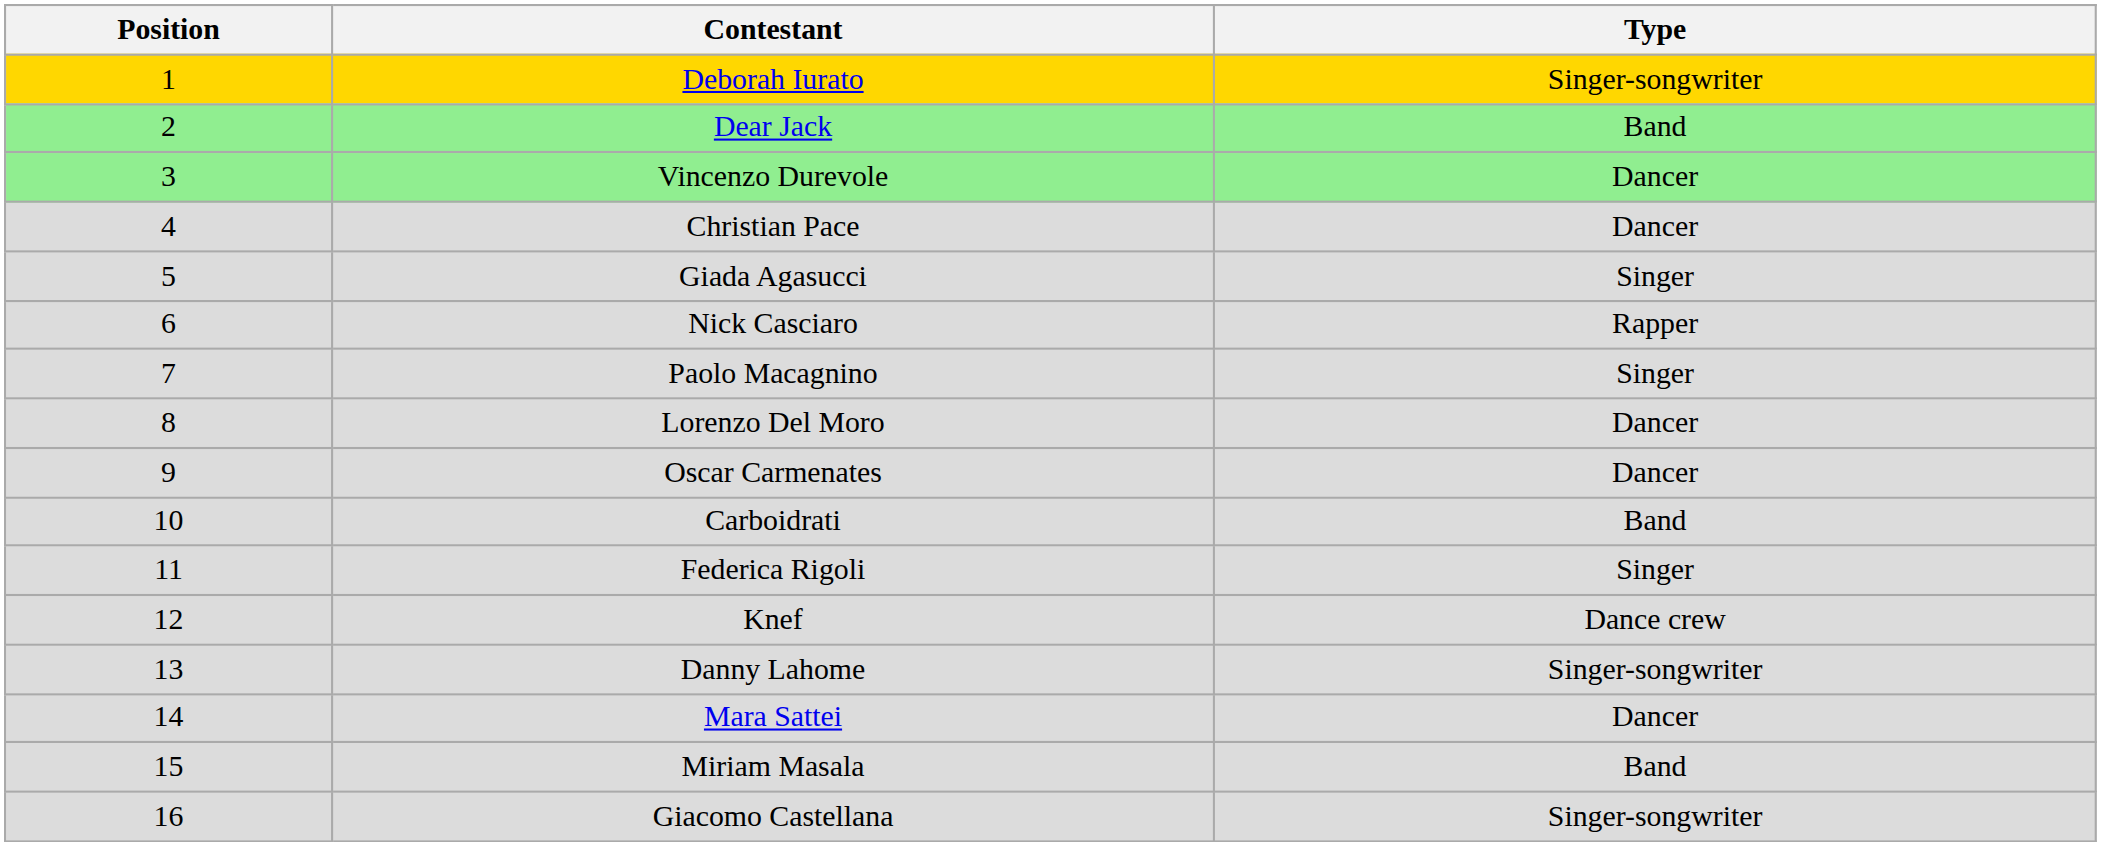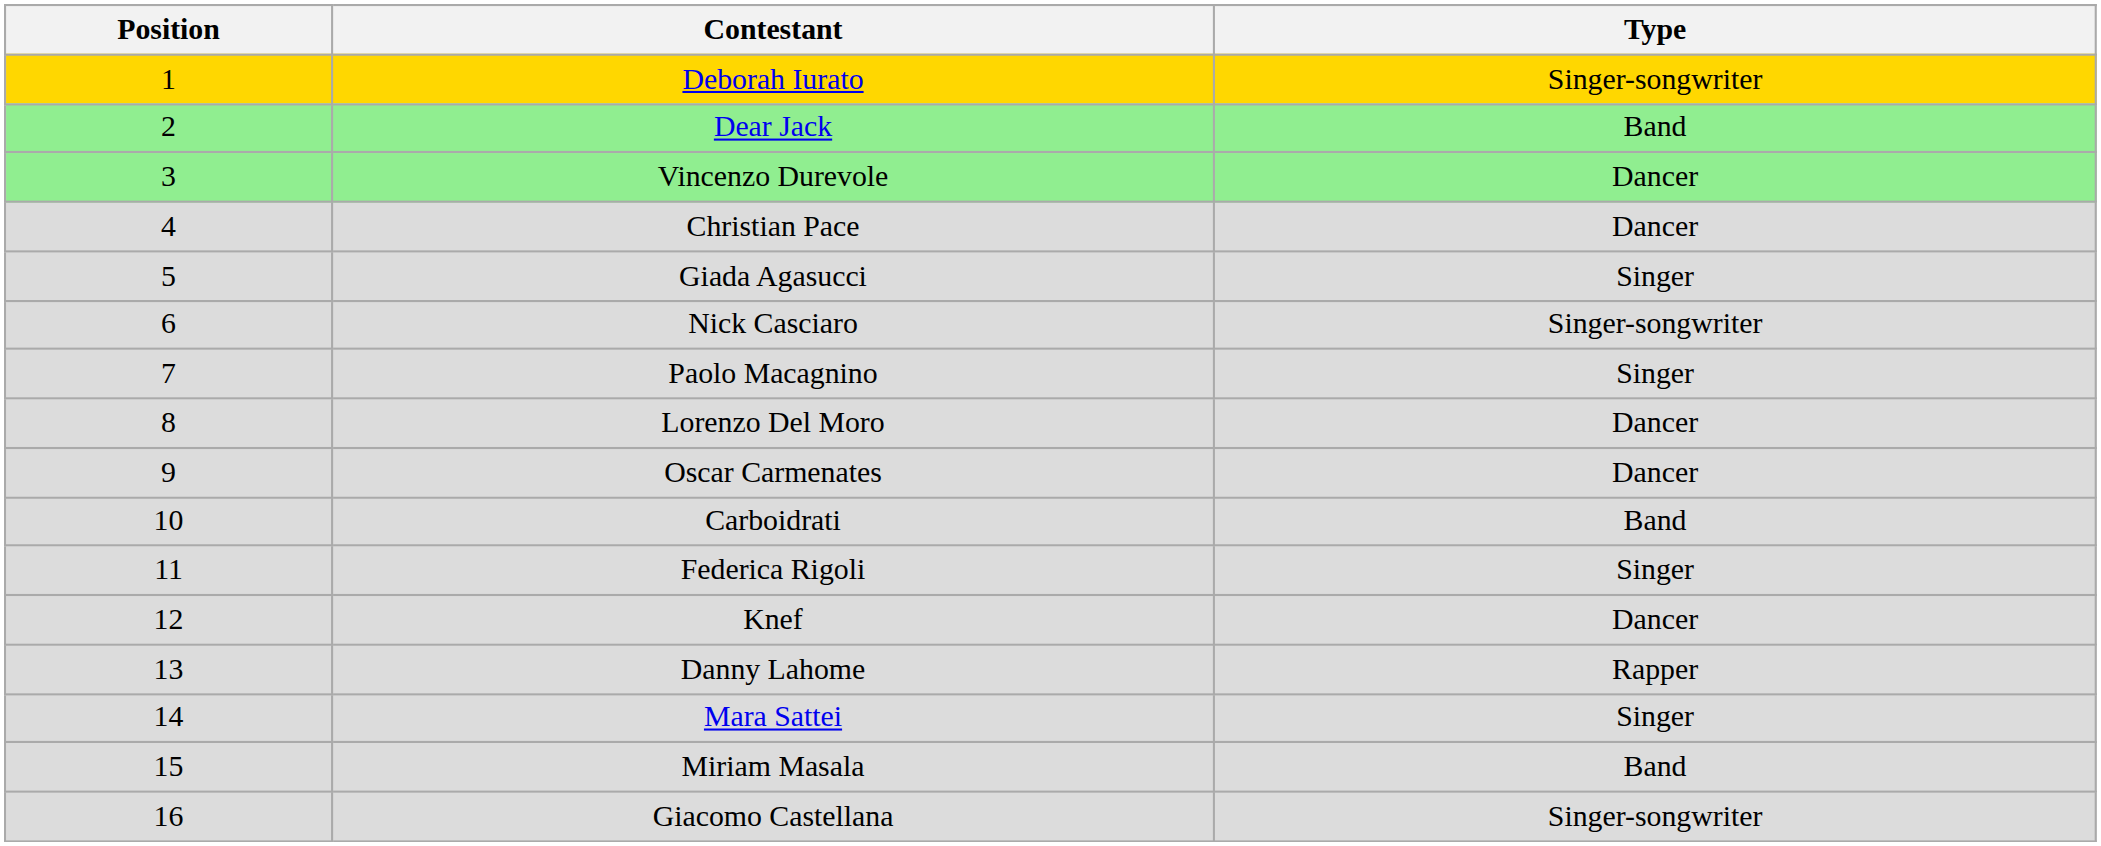(1655, 324) Rapper -> (1655, 324) Singer-songwriter
(1655, 619) Dance crew -> (1655, 619) Dancer
(1655, 668) Singer-songwriter -> (1655, 668) Rapper
(1655, 717) Dancer -> (1655, 717) Singer
